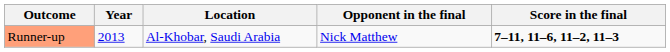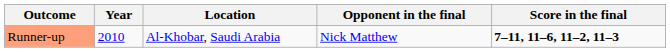(111, 36) 2013 -> (111, 36) 2010
